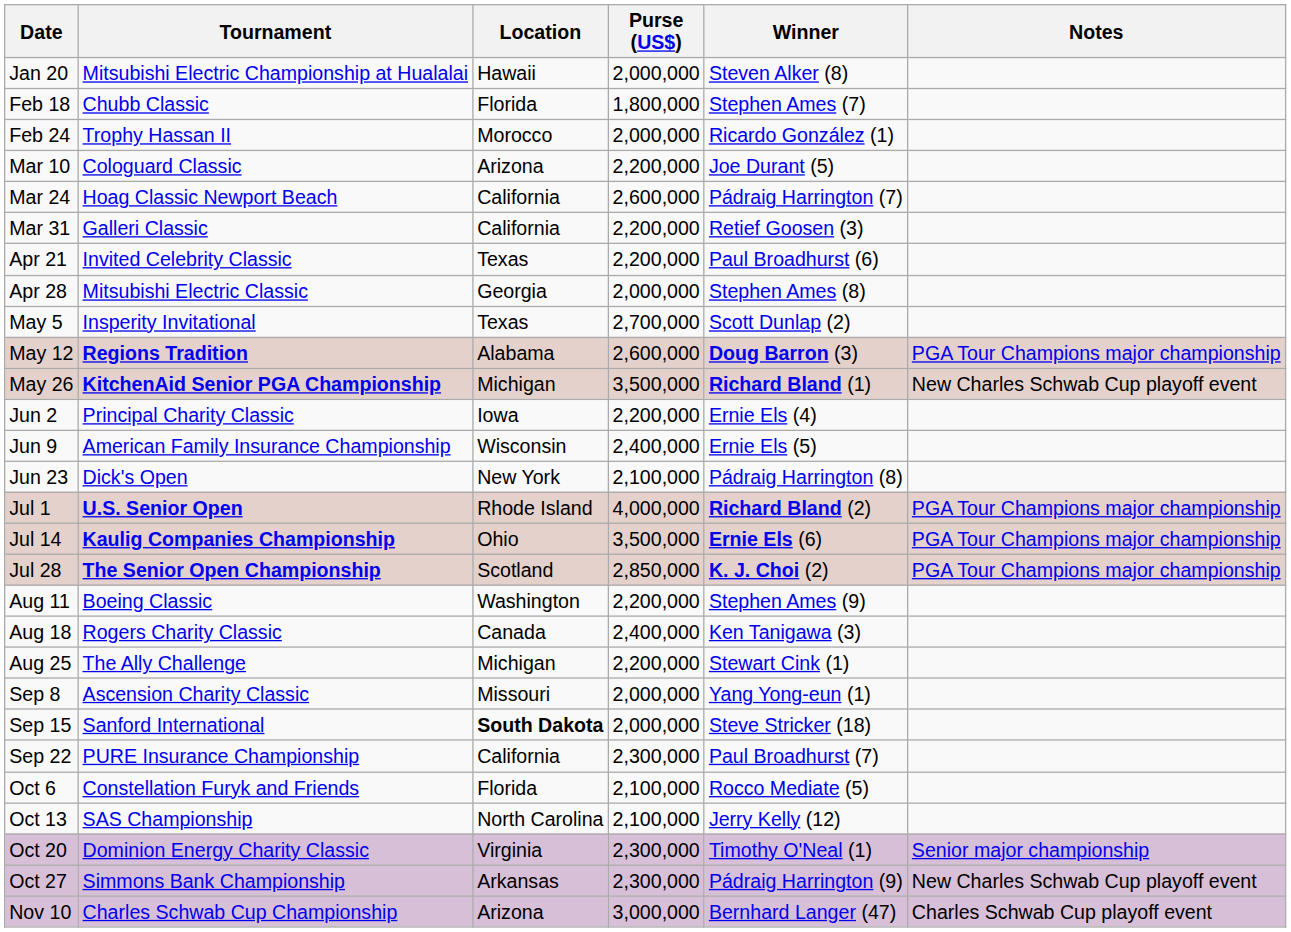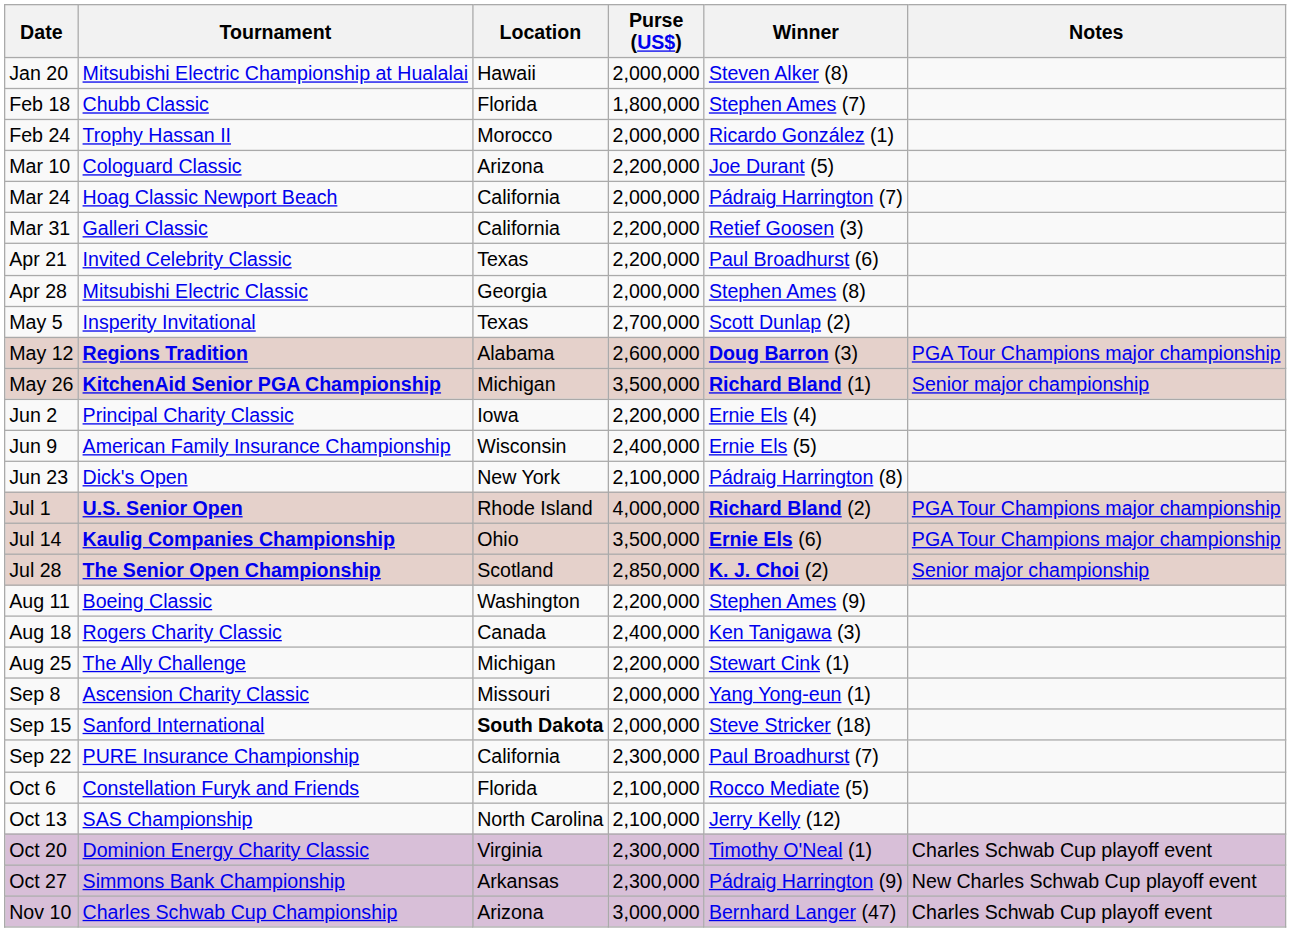(656, 197) 2,600,000 -> (656, 197) 2,000,000
(1084, 384) New Charles Schwab Cup playoff event -> (1031, 384) Senior major championship
(1096, 570) PGA Tour Champions major championship -> (1031, 570) Senior major championship
(1031, 849) Senior major championship -> (1062, 849) Charles Schwab Cup playoff event
